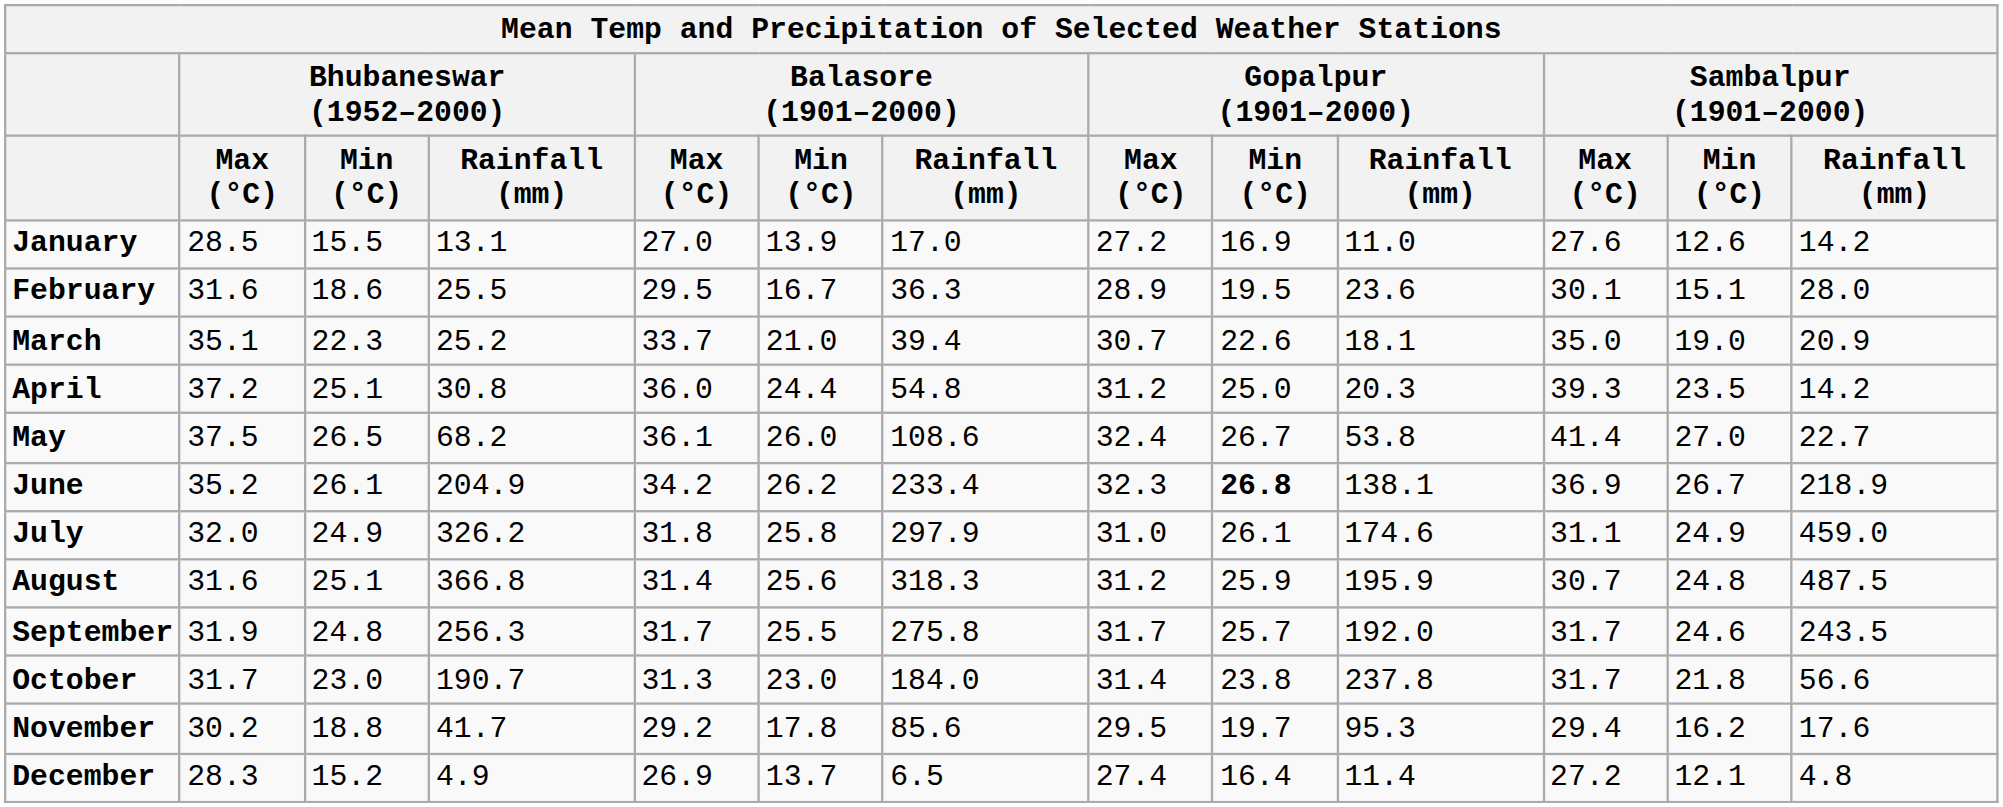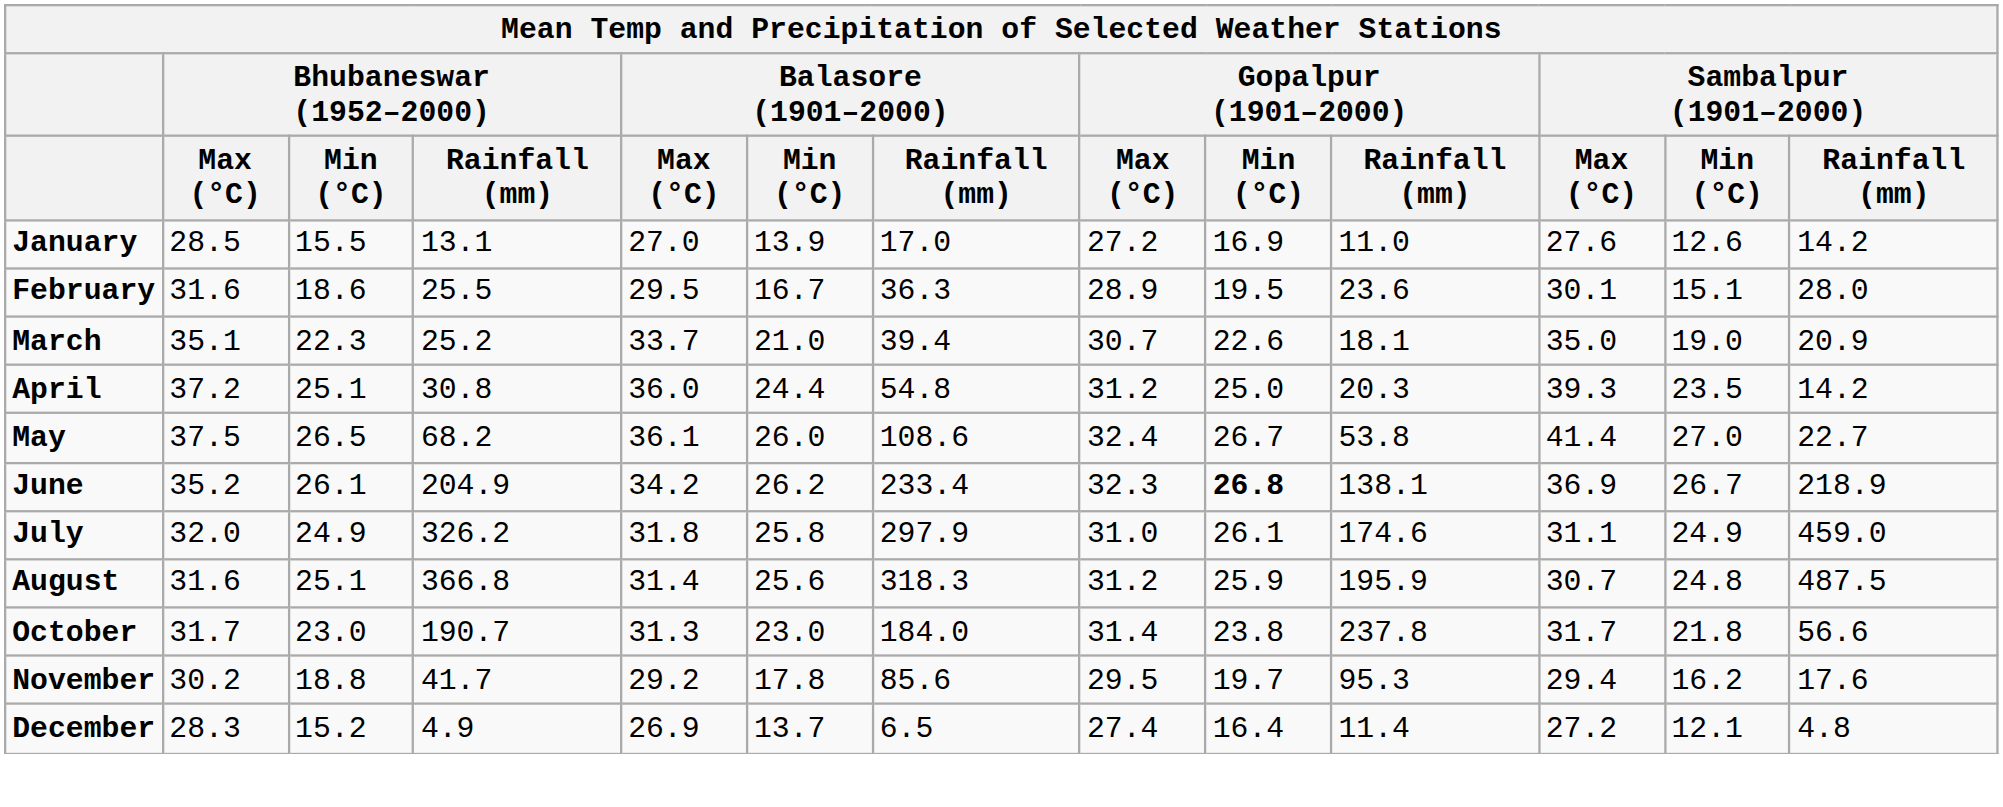- row: (93, 632)
